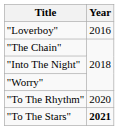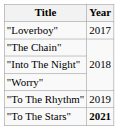(100, 30) 2016 -> (100, 30) 2017
(100, 99) 2020 -> (100, 99) 2019
